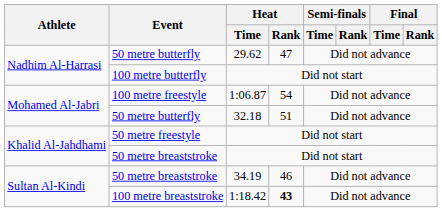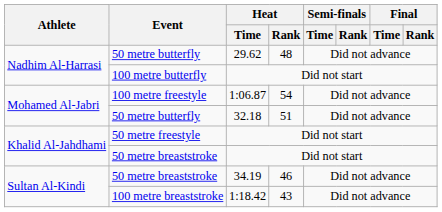(286, 55) 47 -> (286, 55) 48
(286, 196) bold -> (286, 196) normal
